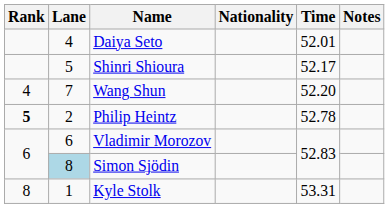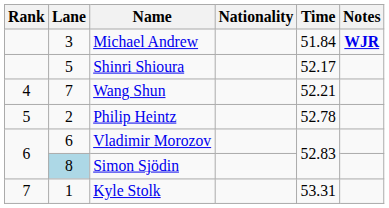+ row: (146, 41)
- row: (128, 41)
(318, 91) 52.20 -> (318, 91) 52.21
(26, 116) bold -> (26, 116) normal
(26, 191) 8 -> (26, 191) 7
